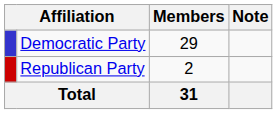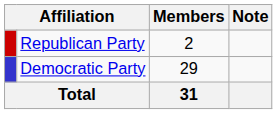rows swapped: (83, 43) <-> (82, 69)
